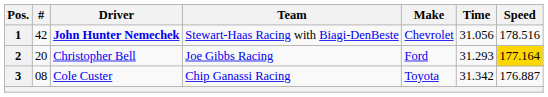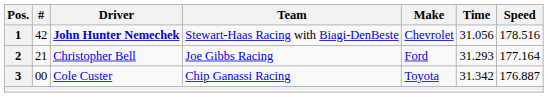(41, 56) 20 -> (41, 56) 21
(520, 56) gold background -> (520, 56) no background
(41, 76) 08 -> (41, 76) 00
